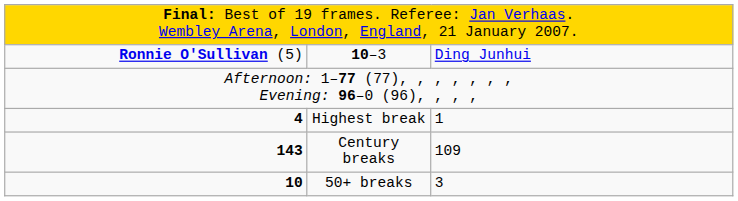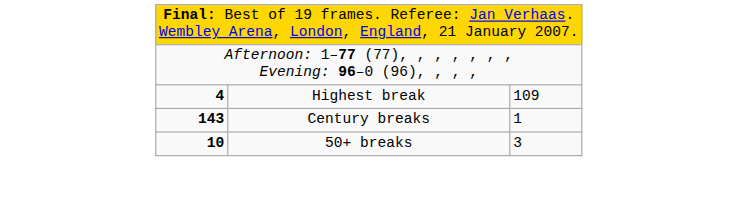- row: (369, 57)
(439, 120) 1 -> (526, 97) 109
(448, 152) 109 -> (518, 120) 1
